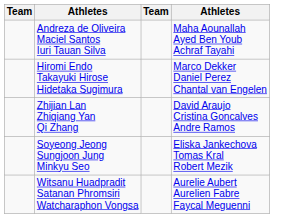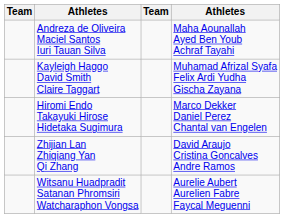+ row: (72, 78)
- row: (72, 155)
